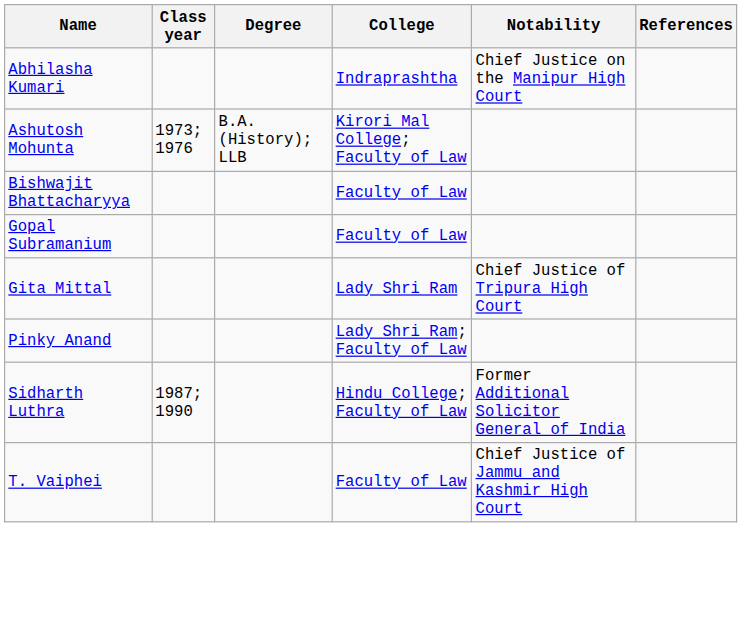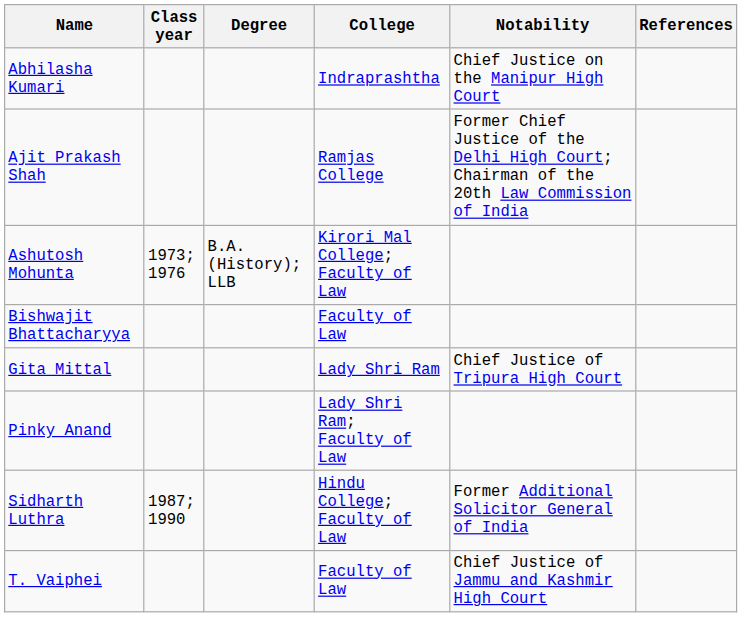+ row: (64, 167)
- row: (60, 236)
